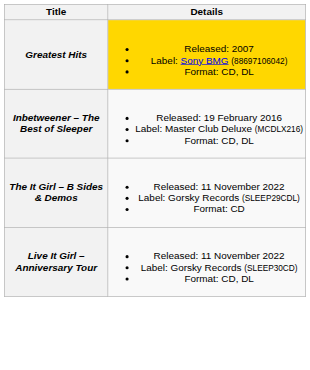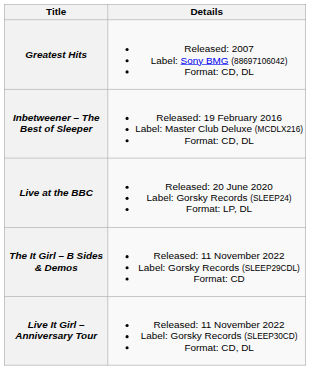(207, 60) gold background -> (207, 60) no background
+ row: (56, 192)
